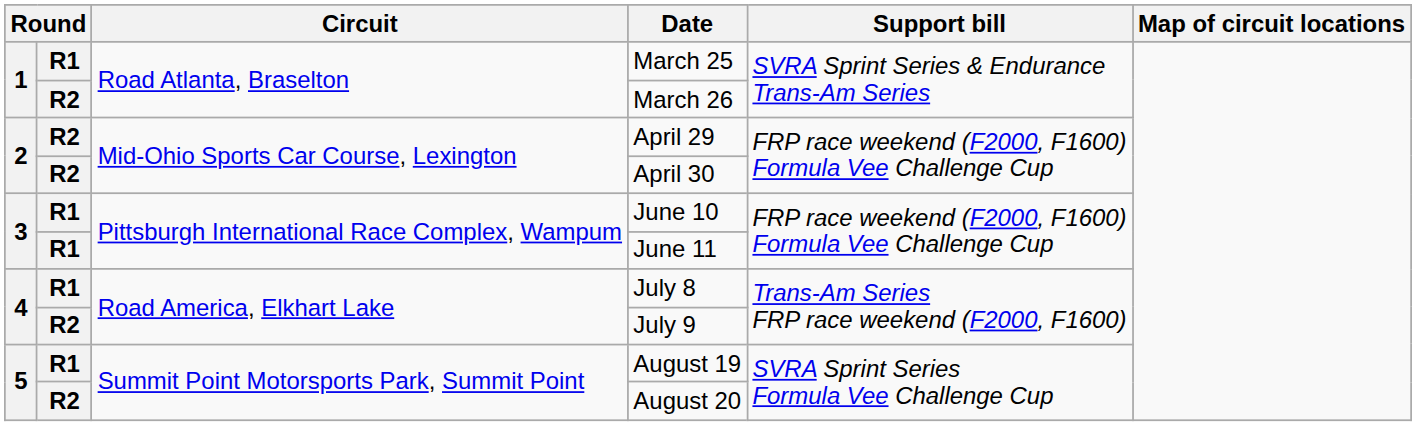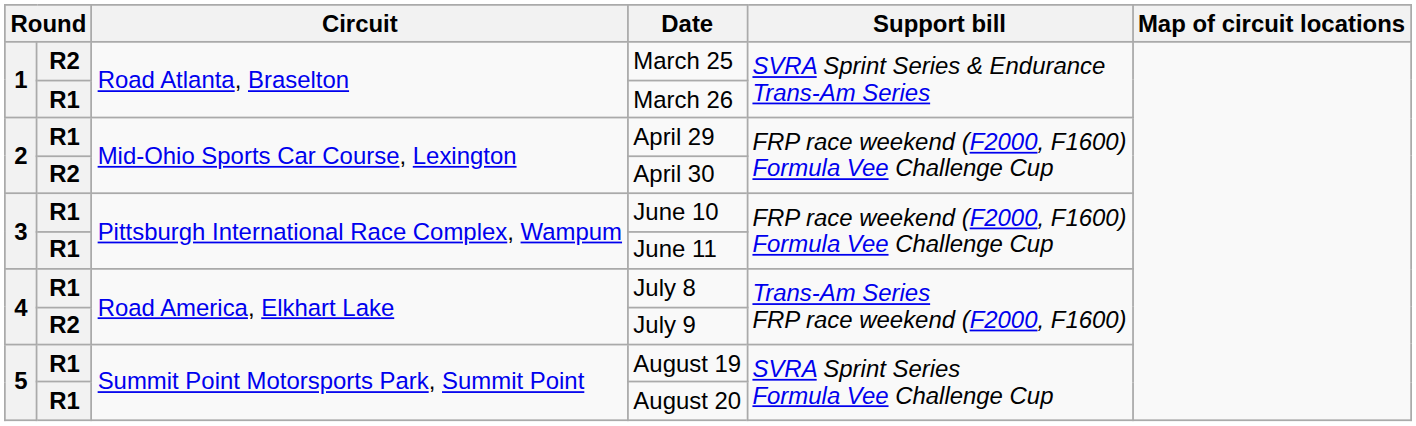(65, 61) R1 -> (65, 61) R2
(65, 99) R2 -> (65, 99) R1
(65, 137) R2 -> (65, 137) R1
(65, 401) R2 -> (65, 401) R1
